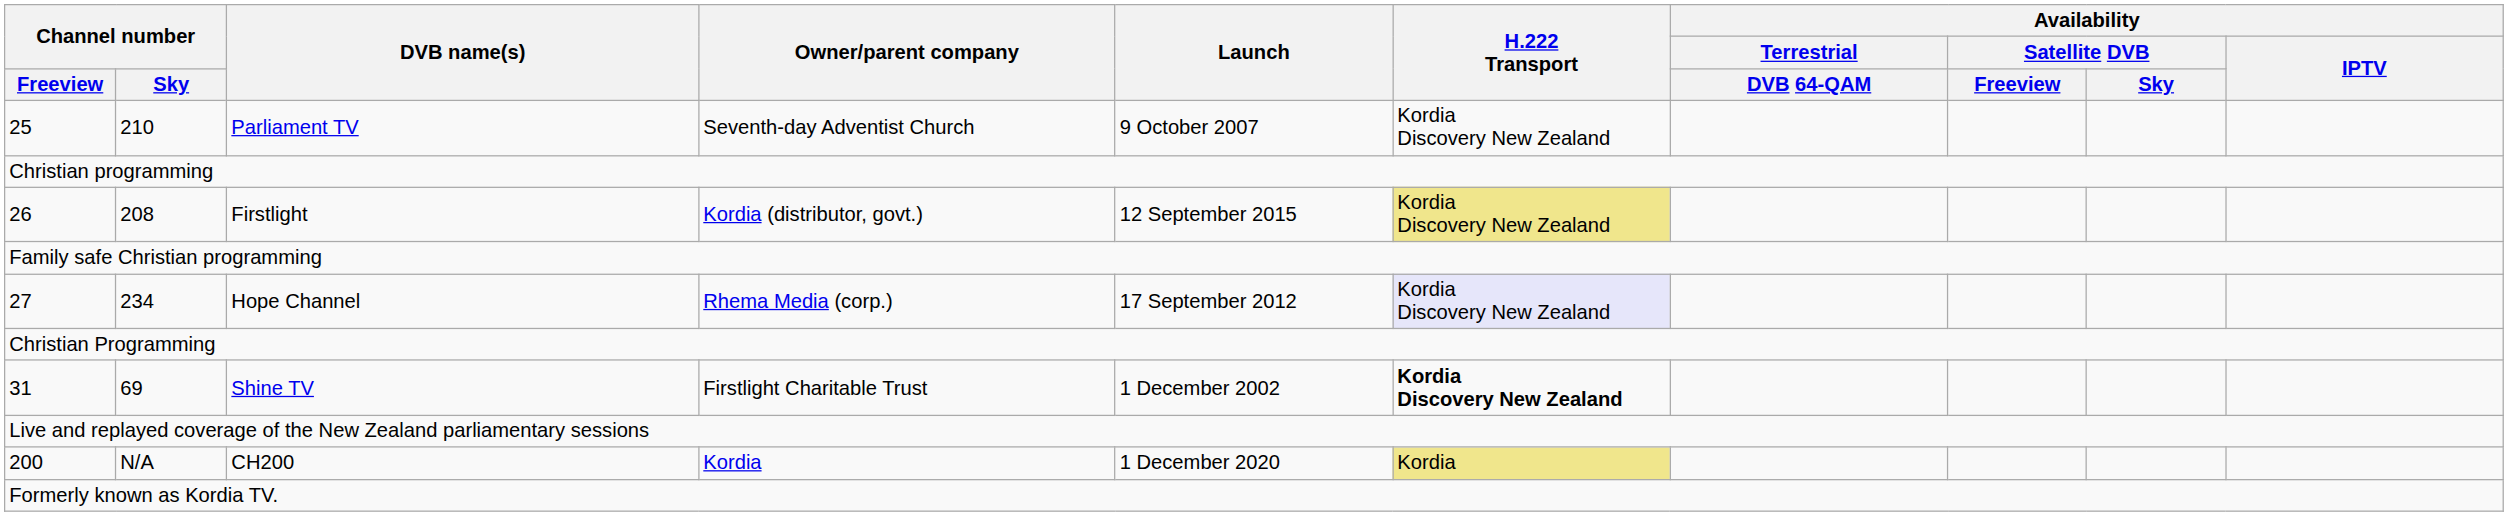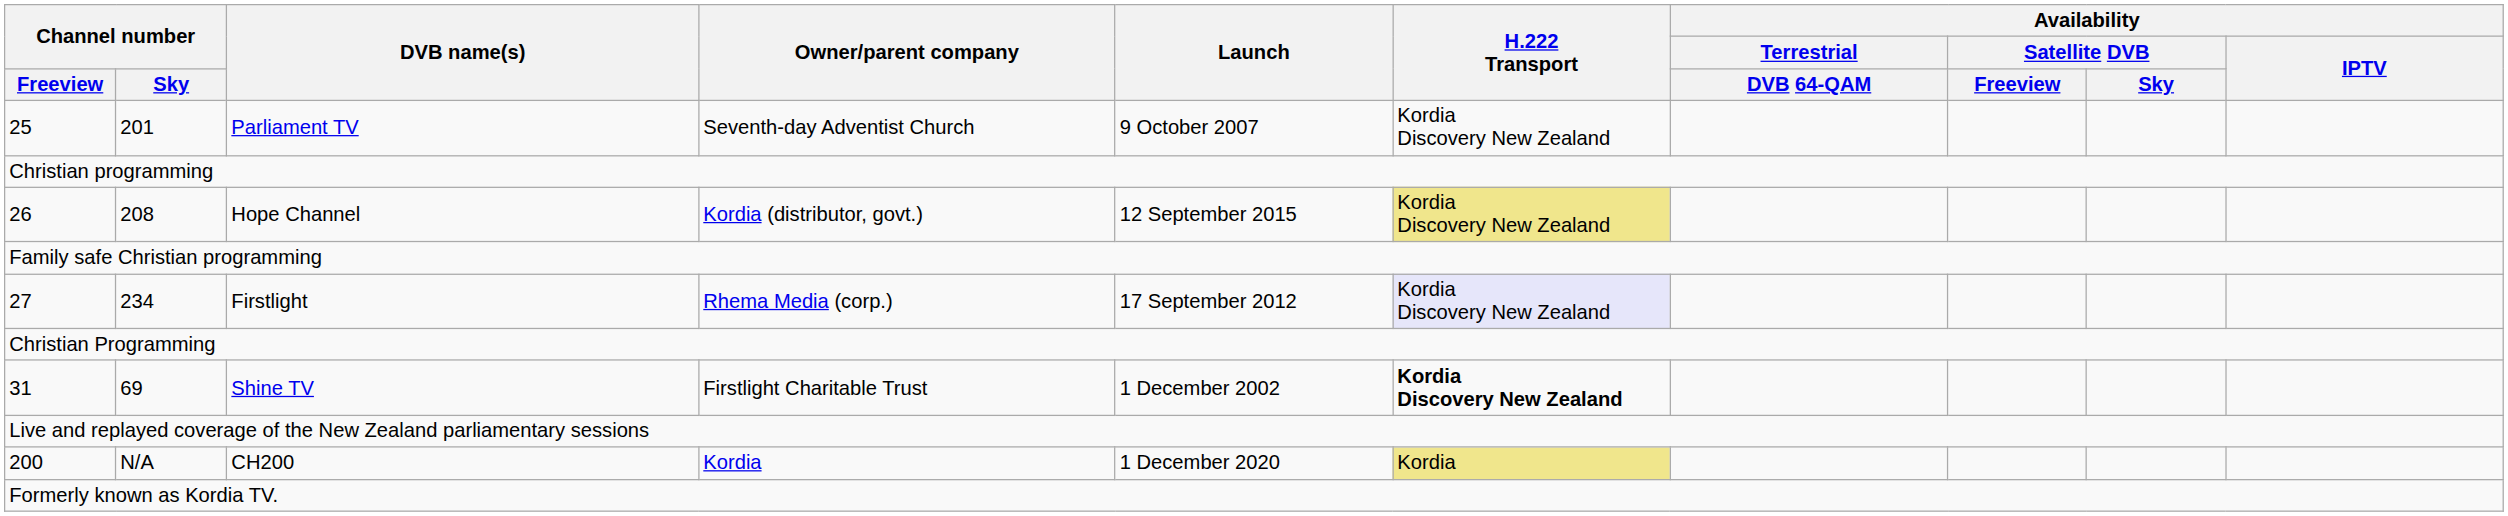(137, 127) 210 -> (137, 127) 201
(269, 214) Firstlight -> (296, 214) Hope Channel
(296, 300) Hope Channel -> (269, 300) Firstlight
